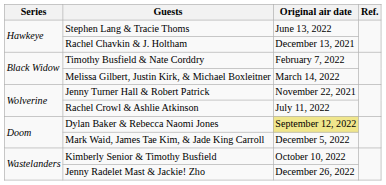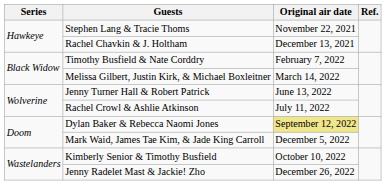(304, 28) June 13, 2022 -> (316, 28) November 22, 2021
(316, 92) November 22, 2021 -> (304, 92) June 13, 2022
